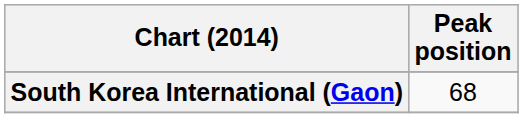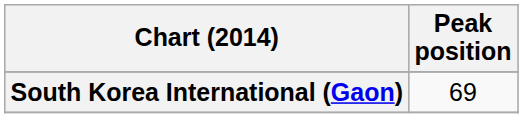(463, 91) 68 -> (463, 91) 69
